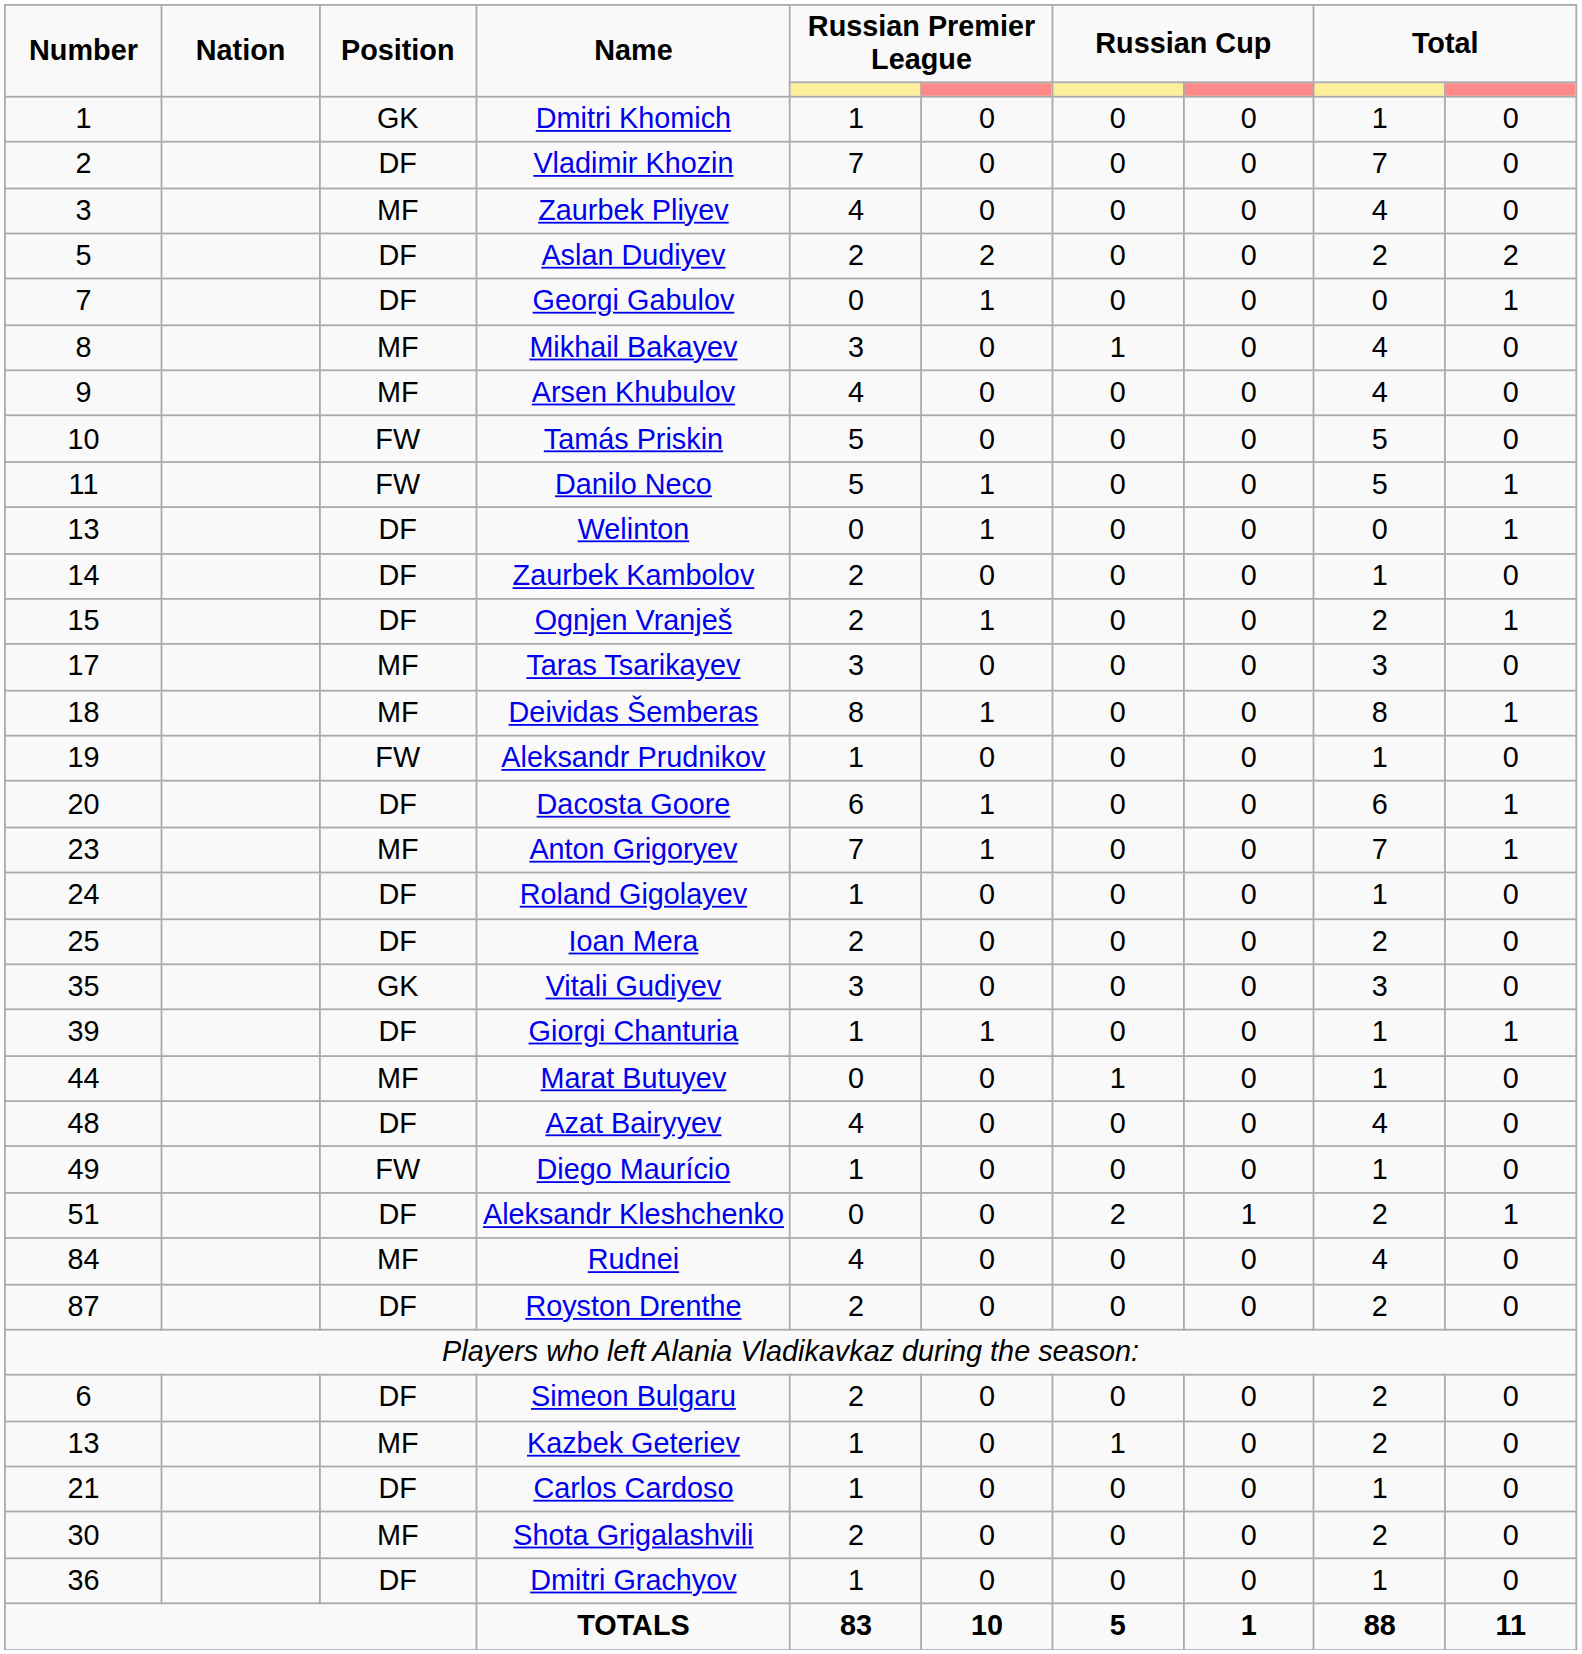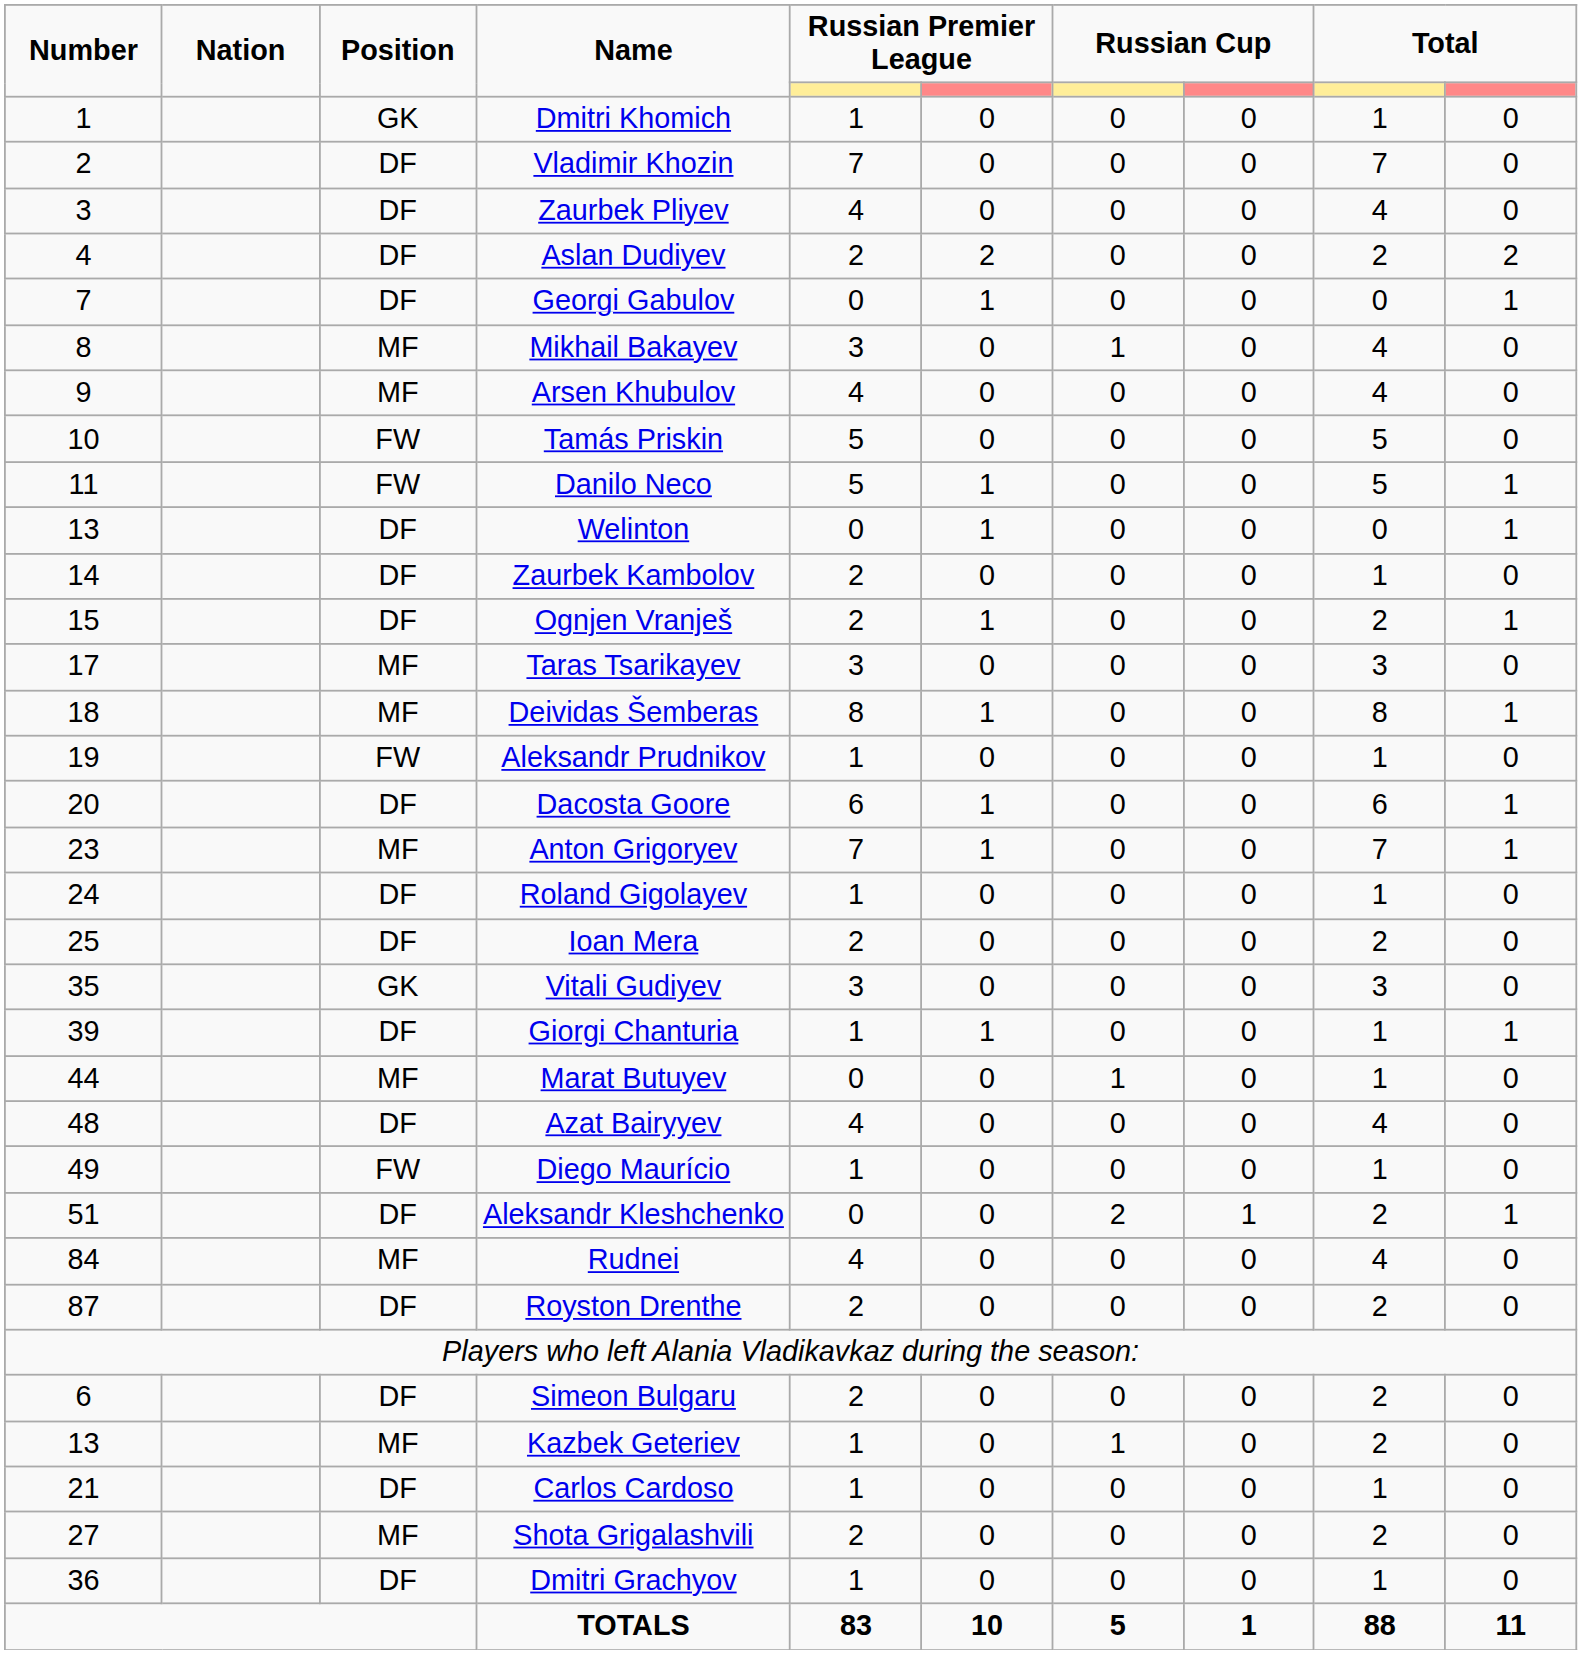(398, 210) MF -> (398, 210) DF
(83, 255) 5 -> (83, 255) 4
(83, 1534) 30 -> (83, 1534) 27
